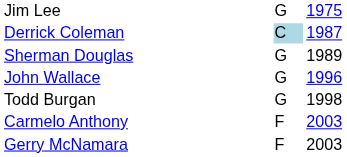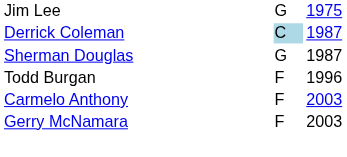(324, 55) 1989 -> (324, 55) 1987
- row: (52, 77)
(281, 100) G -> (279, 77) F
(324, 100) 1998 -> (324, 77) 1996
